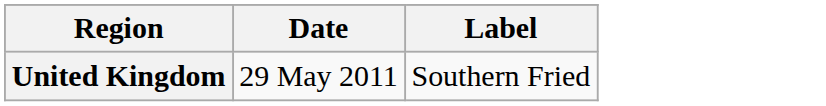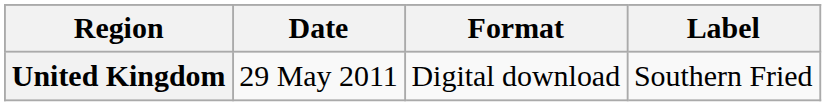+ column: (516, 28)
